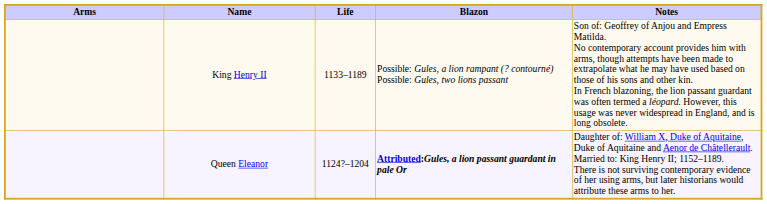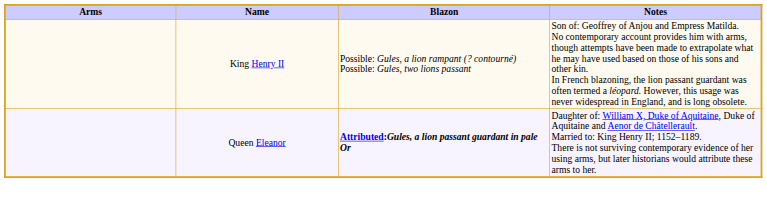- column: (345, 12)
